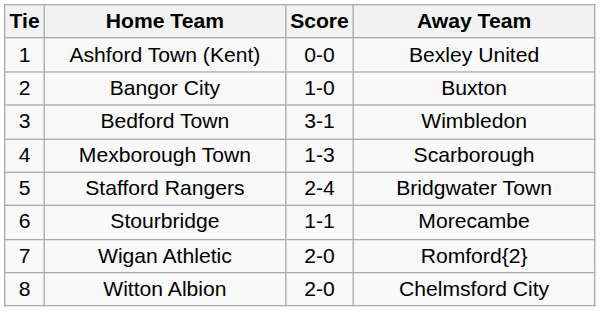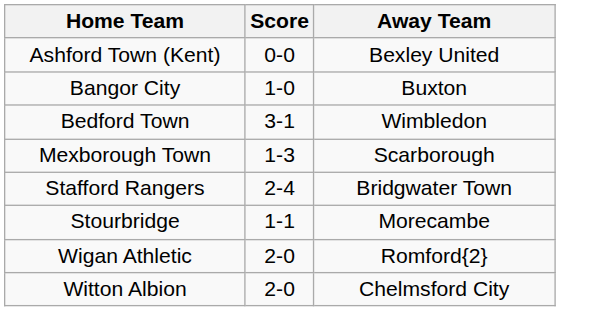- column: (25, 21)
